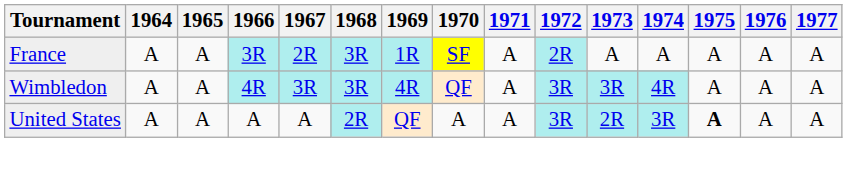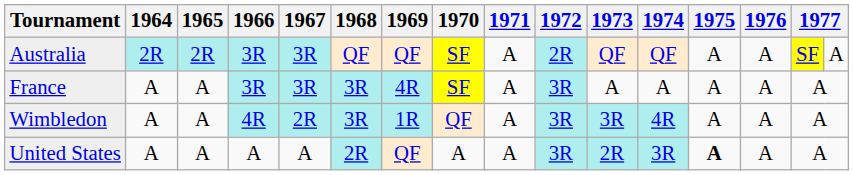+ row: (48, 53)
(305, 53) 2R -> (305, 86) 3R
(407, 53) 1R -> (407, 86) 4R
(561, 53) 2R -> (561, 86) 3R
(305, 86) 3R -> (305, 119) 2R
(407, 86) 4R -> (407, 119) 1R
